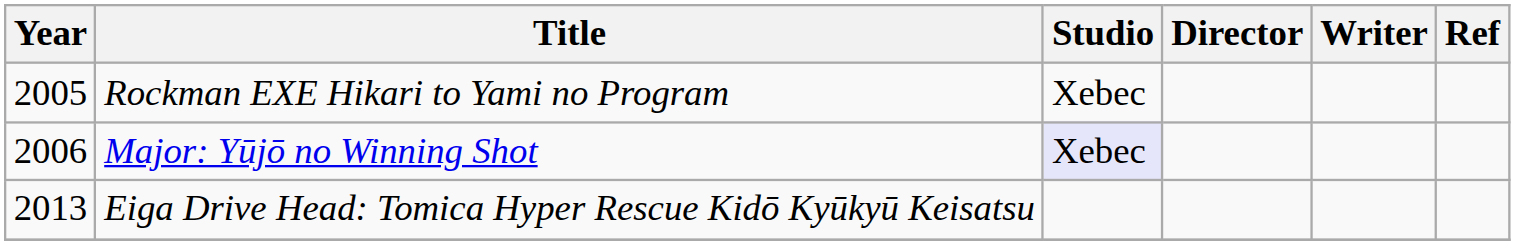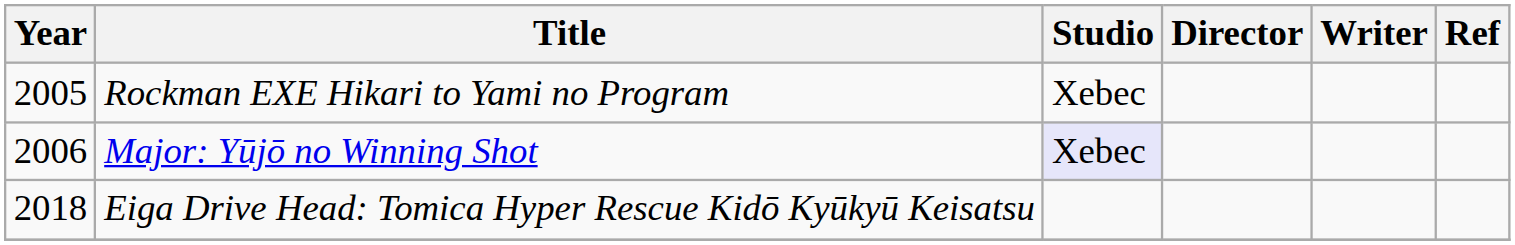(50, 208) 2013 -> (50, 208) 2018
